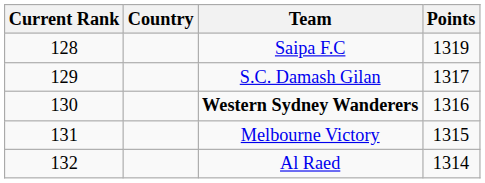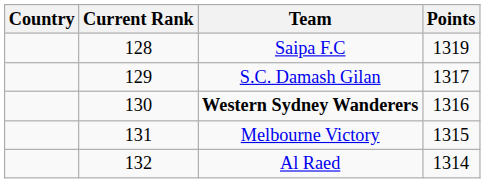columns swapped: (64, 18) <-> (161, 18)
